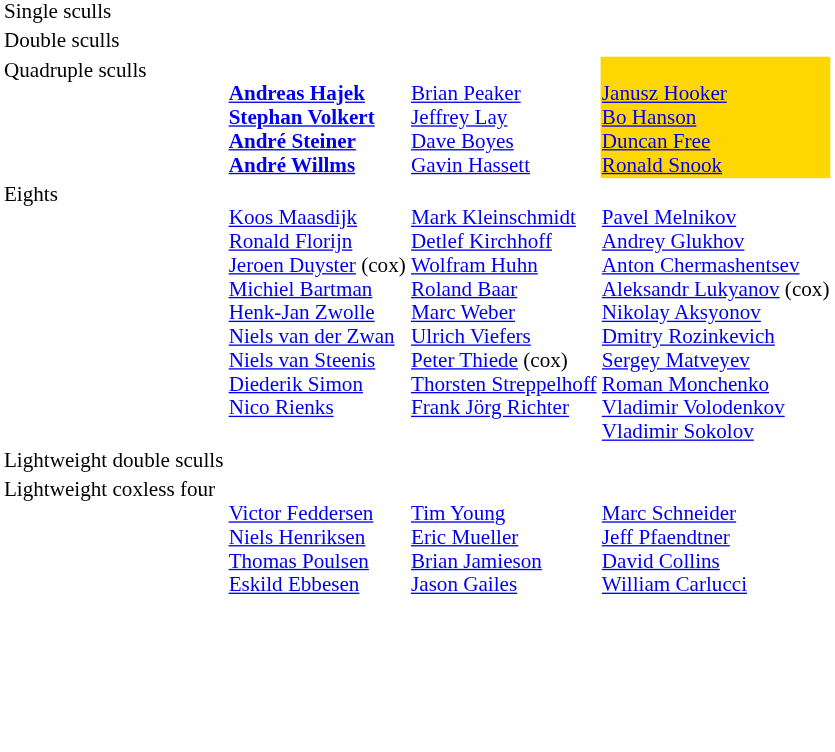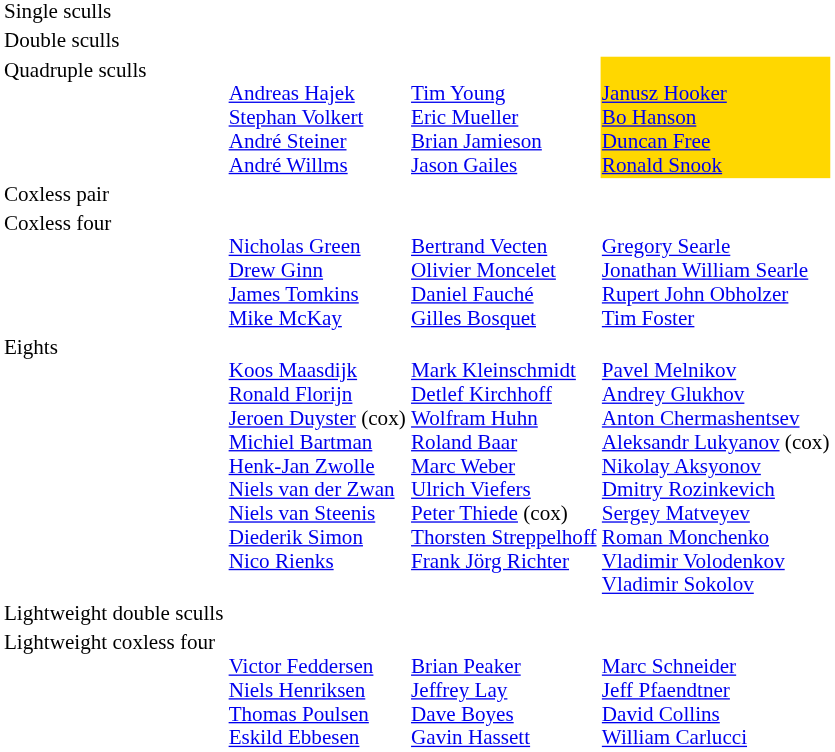(302, 129) bold -> (296, 129) normal
(471, 129) Brian Peaker Jeffrey Lay Dave Boyes Gavin Hassett -> (476, 129) Tim Young Eric Mueller Brian Jamieson Jason Gailes
+ row: (56, 193)
+ row: (58, 222)
(476, 548) Tim Young Eric Mueller Brian Jamieson Jason Gailes -> (471, 702) Brian Peaker Jeffrey Lay Dave Boyes Gavin Hassett
